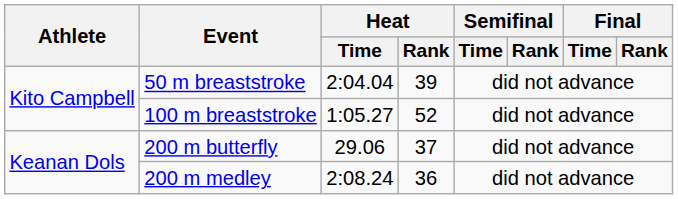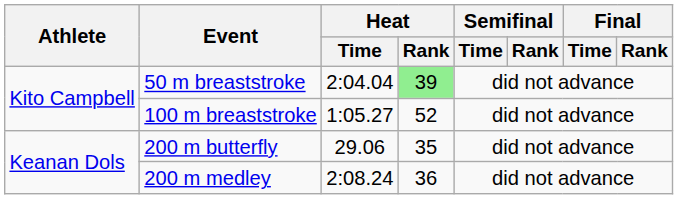(426, 83) no background -> (426, 83) lightgreen background
(426, 147) 37 -> (426, 147) 35
